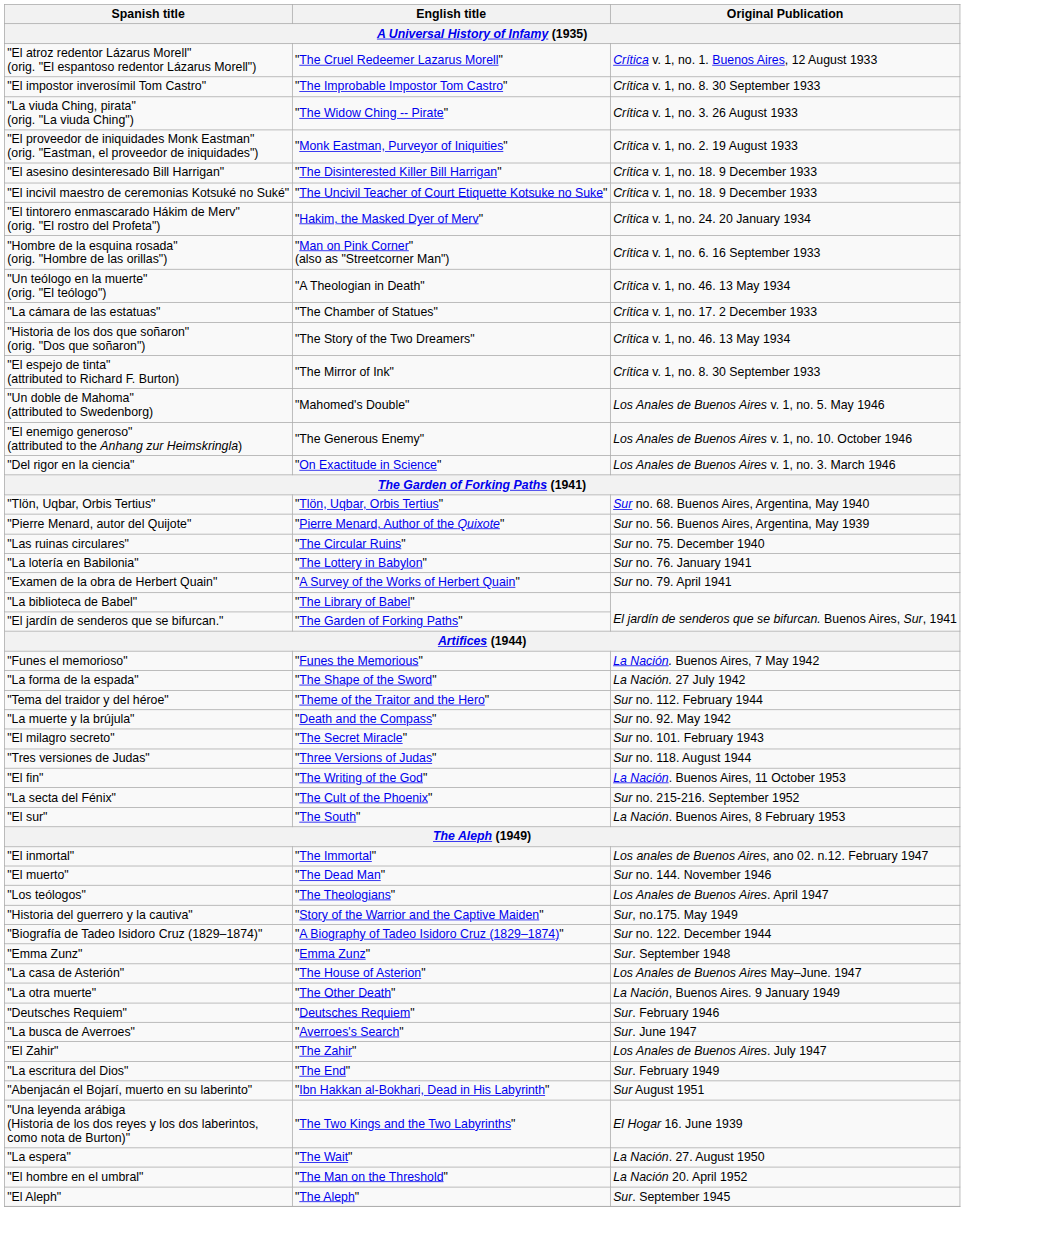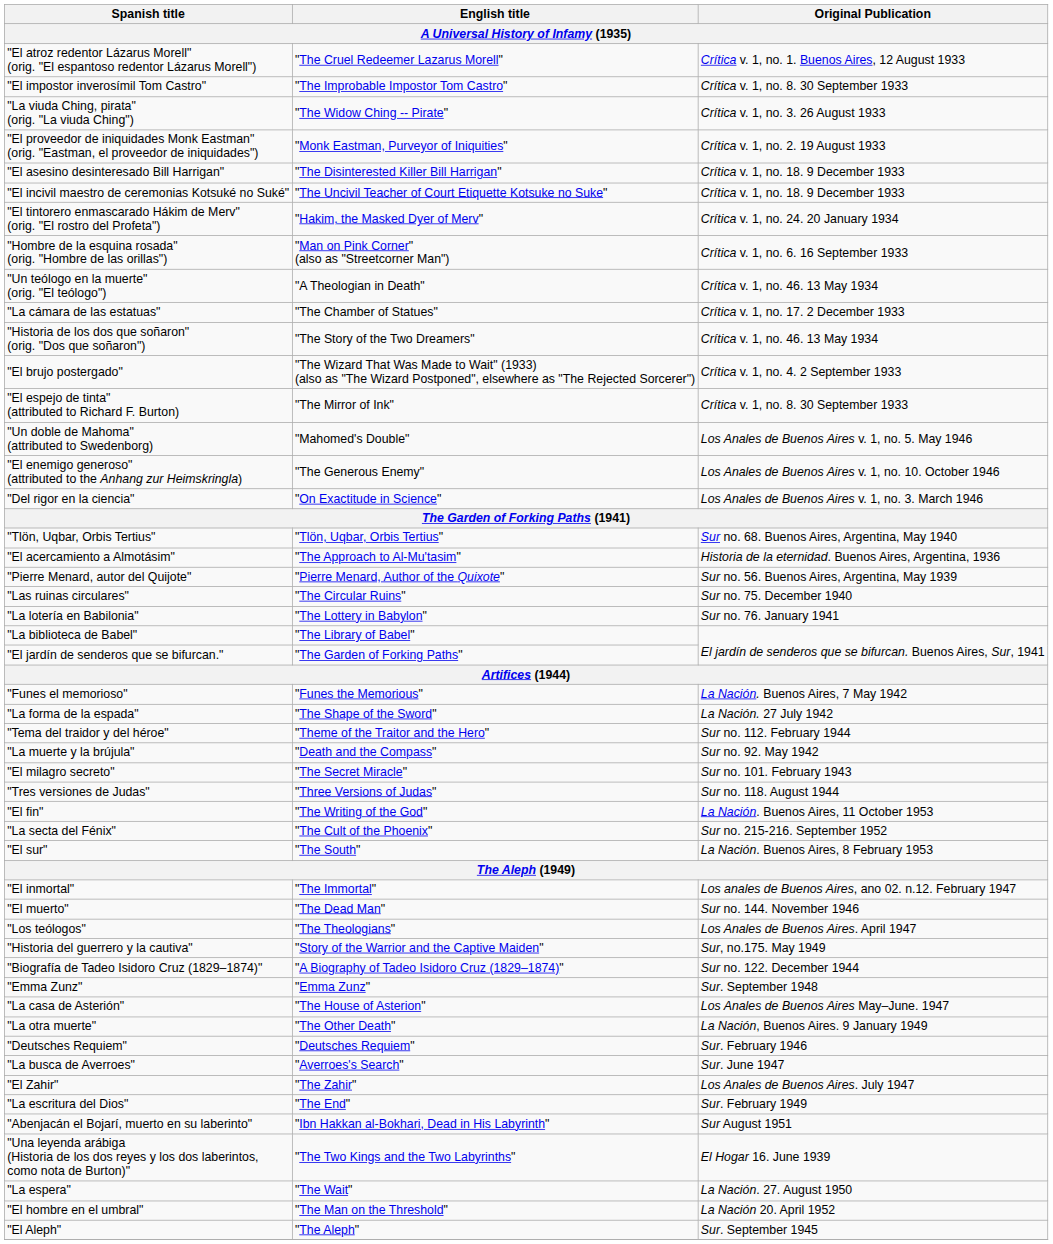+ row: (65, 372)
+ row: (91, 557)
- row: (112, 582)
